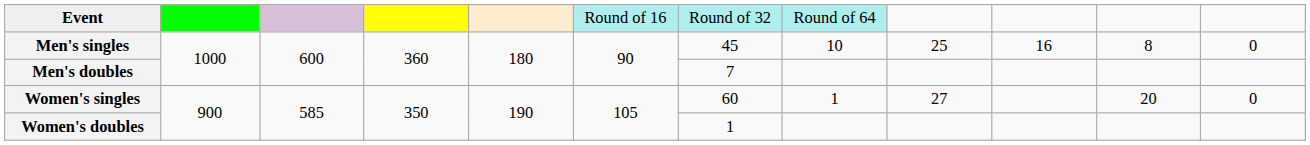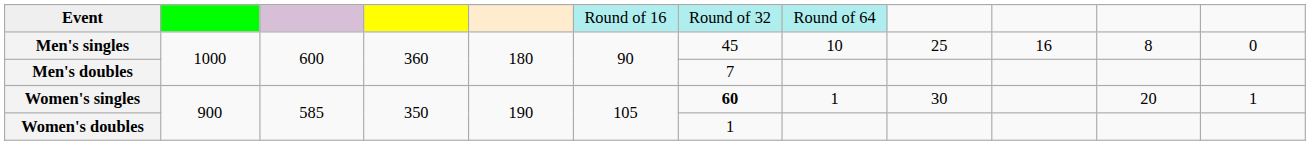(730, 99) normal -> (730, 99) bold
(939, 99) 27 -> (939, 99) 30
(1253, 99) 0 -> (1253, 99) 1
